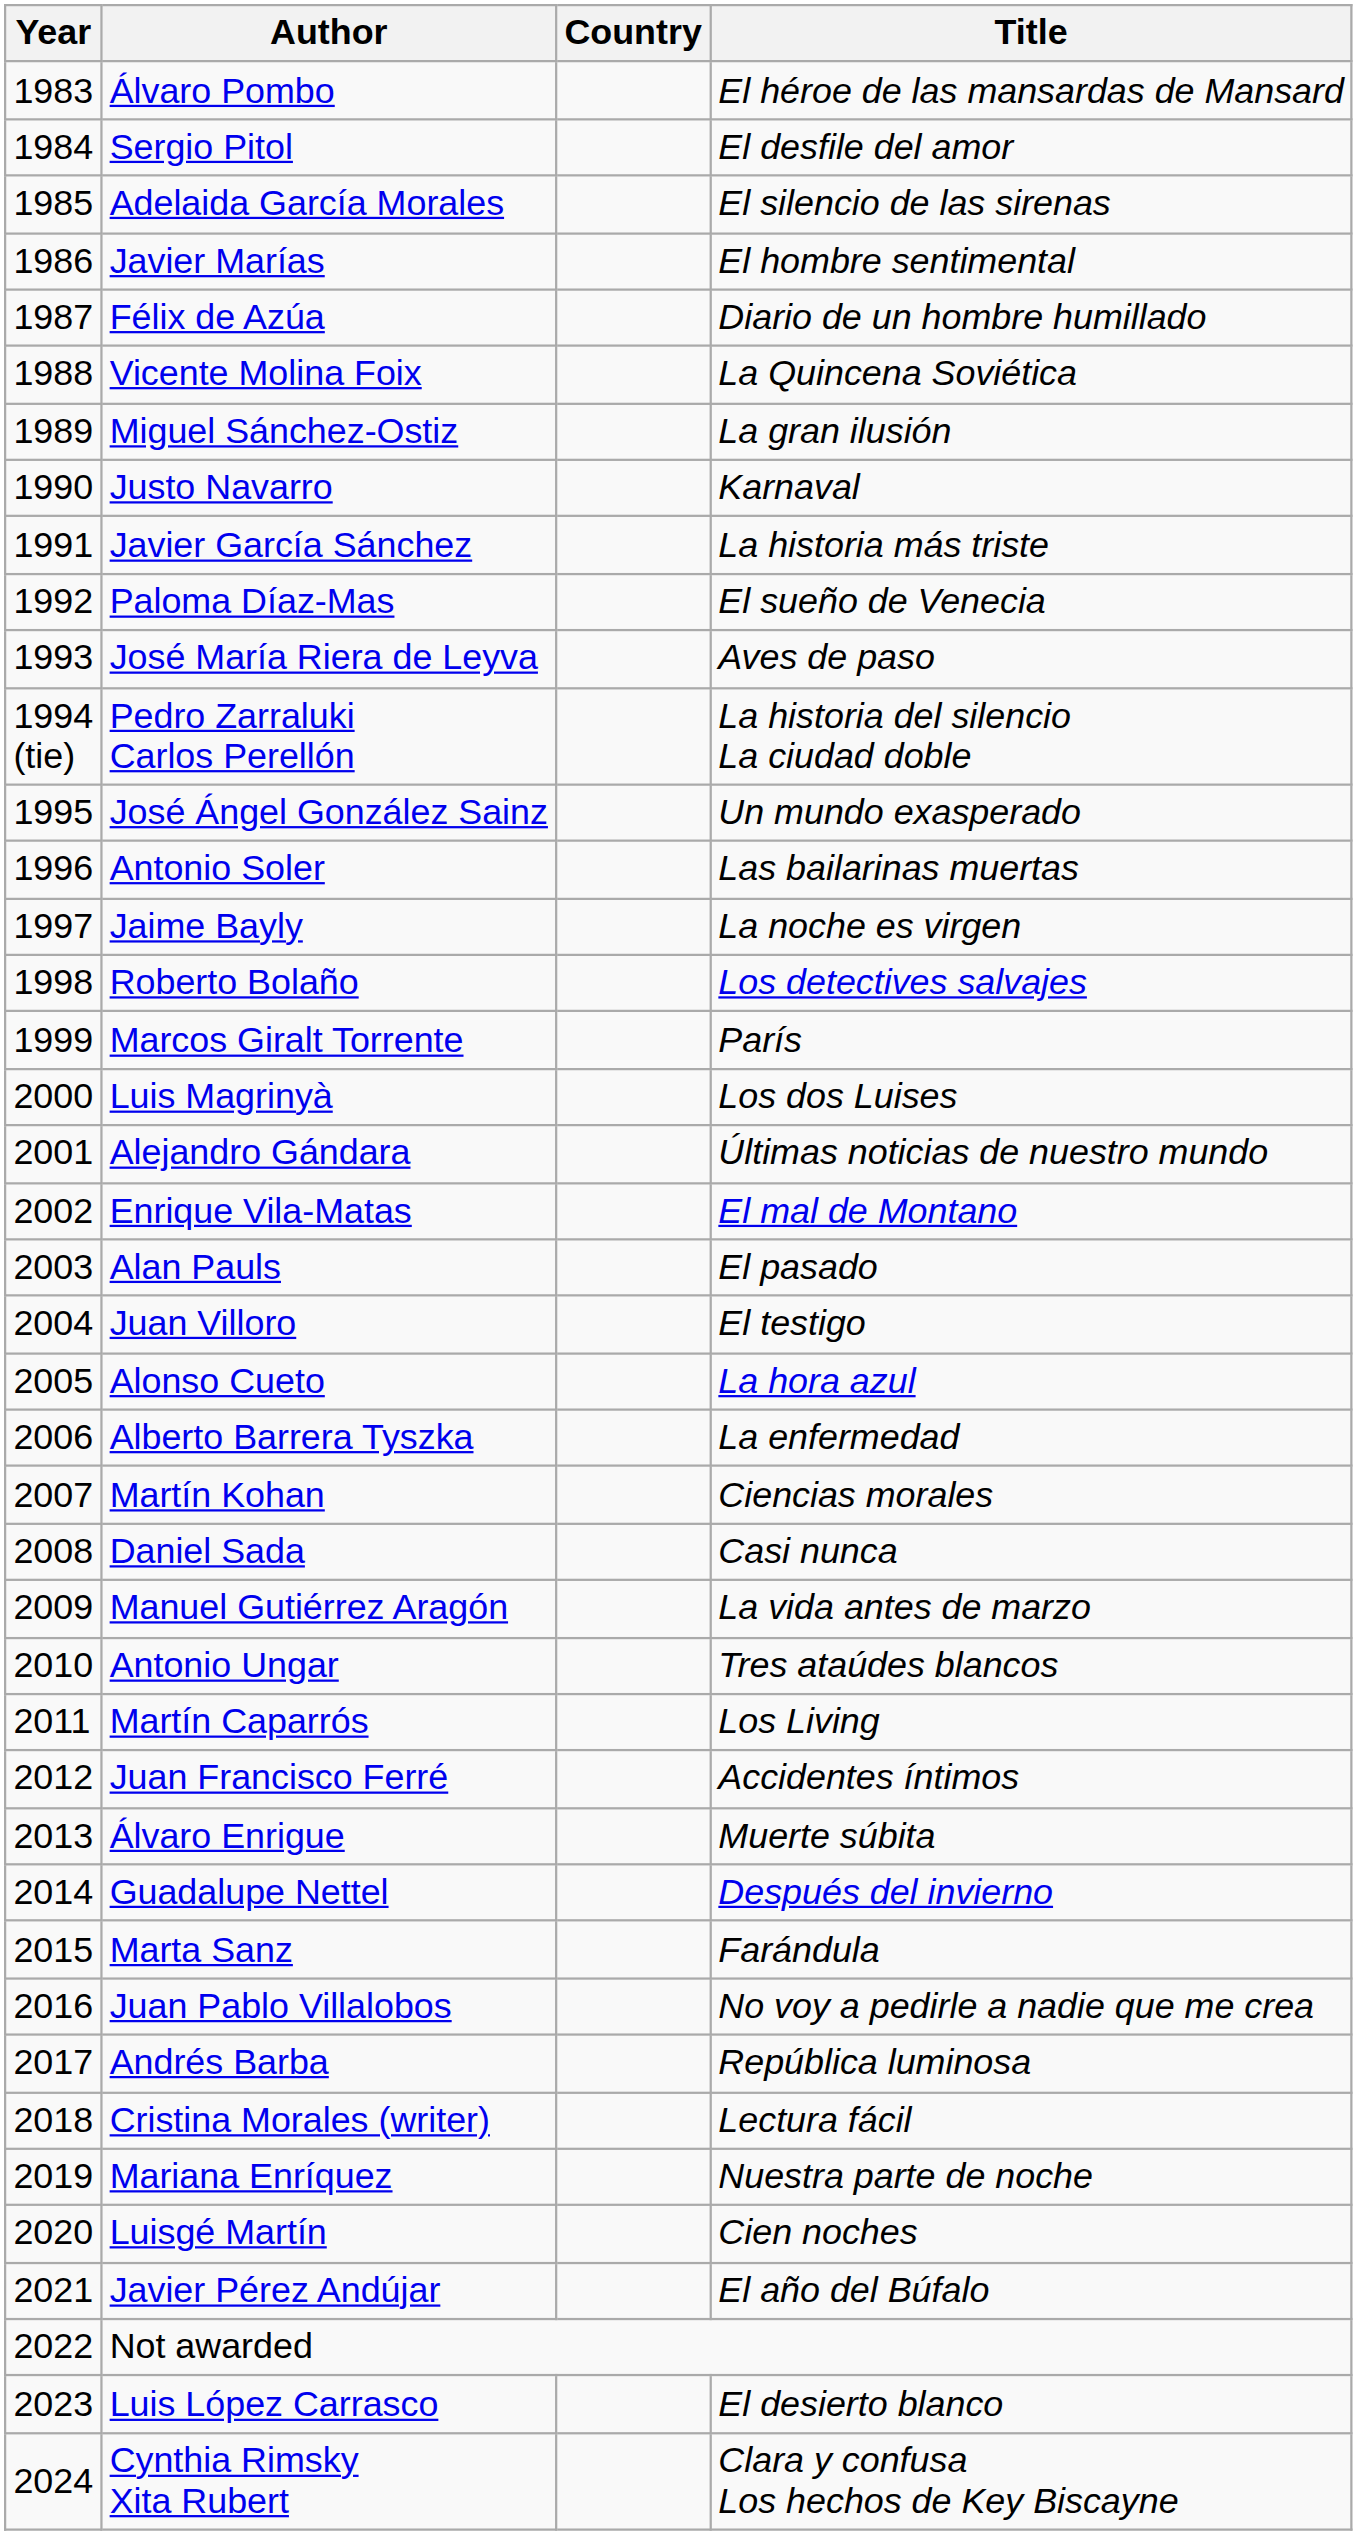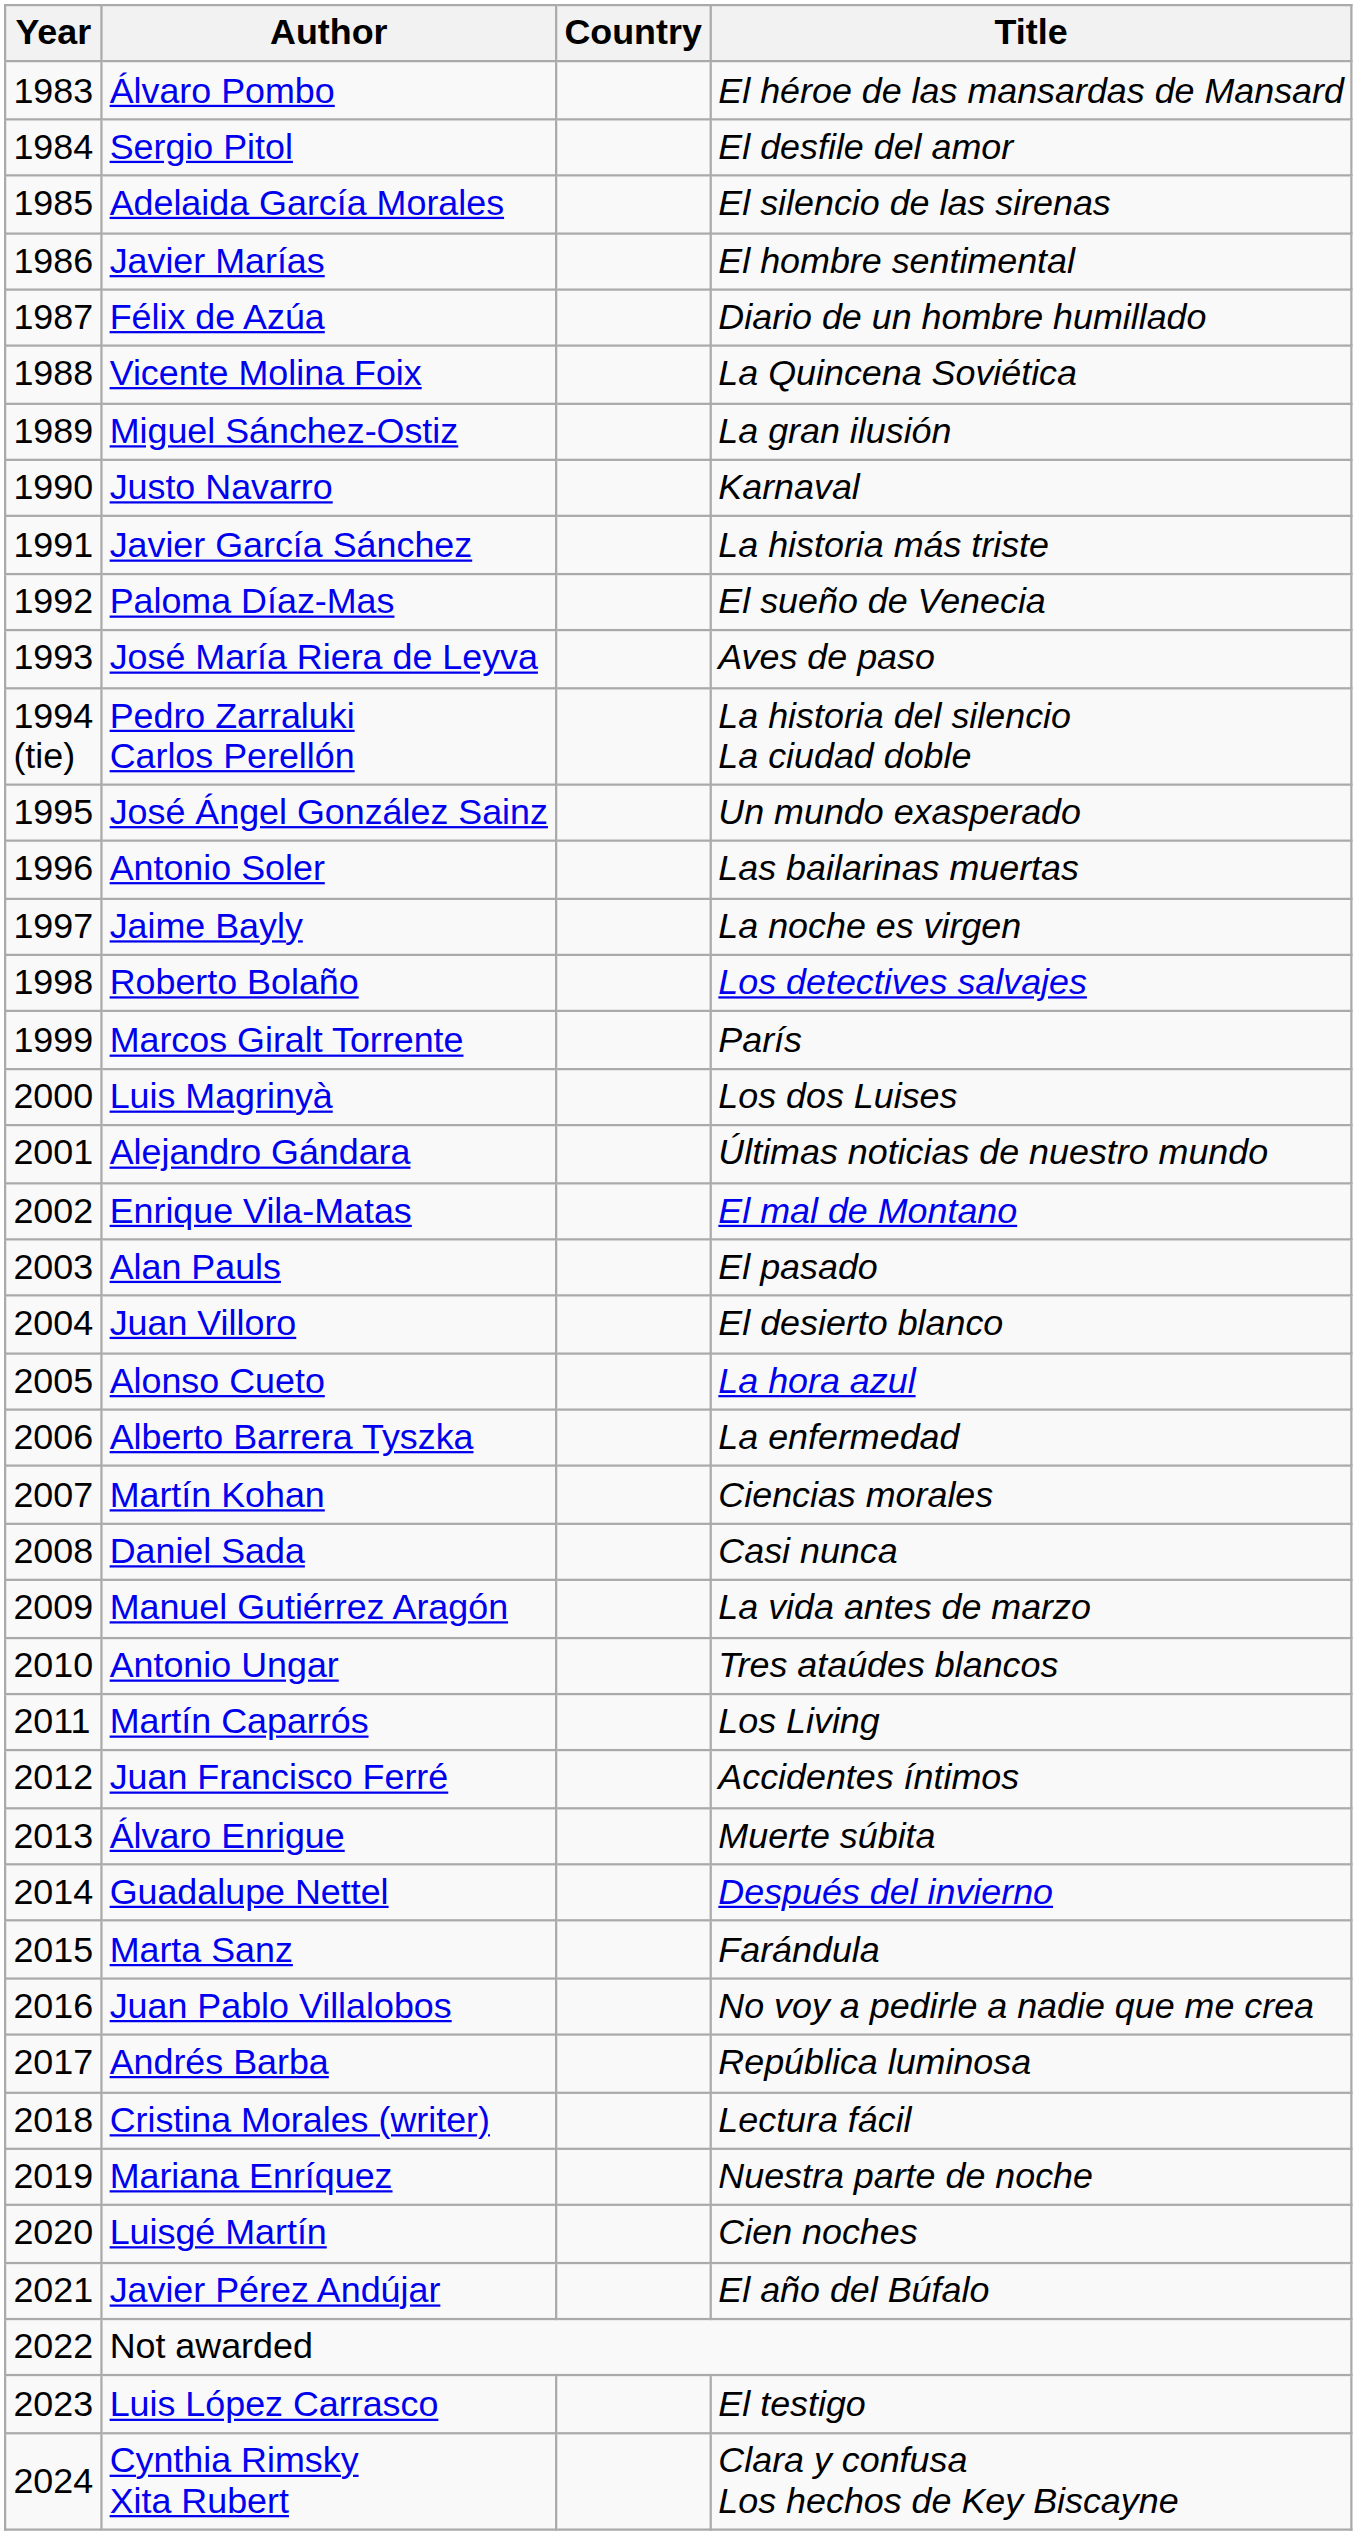(792, 1323) El testigo -> (861, 1323) El desierto blanco
(861, 2403) El desierto blanco -> (792, 2403) El testigo
